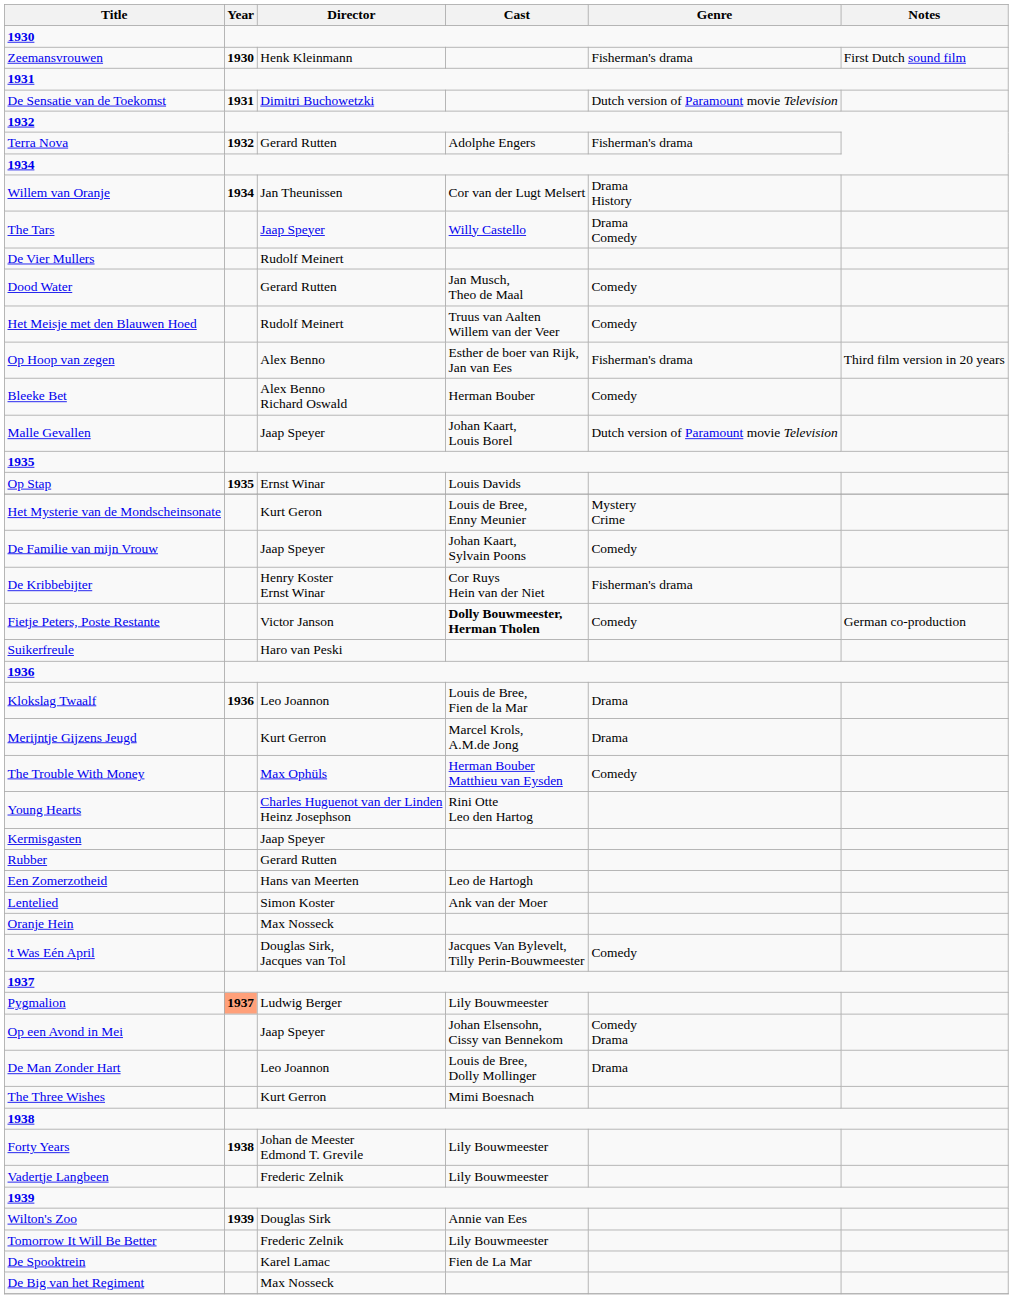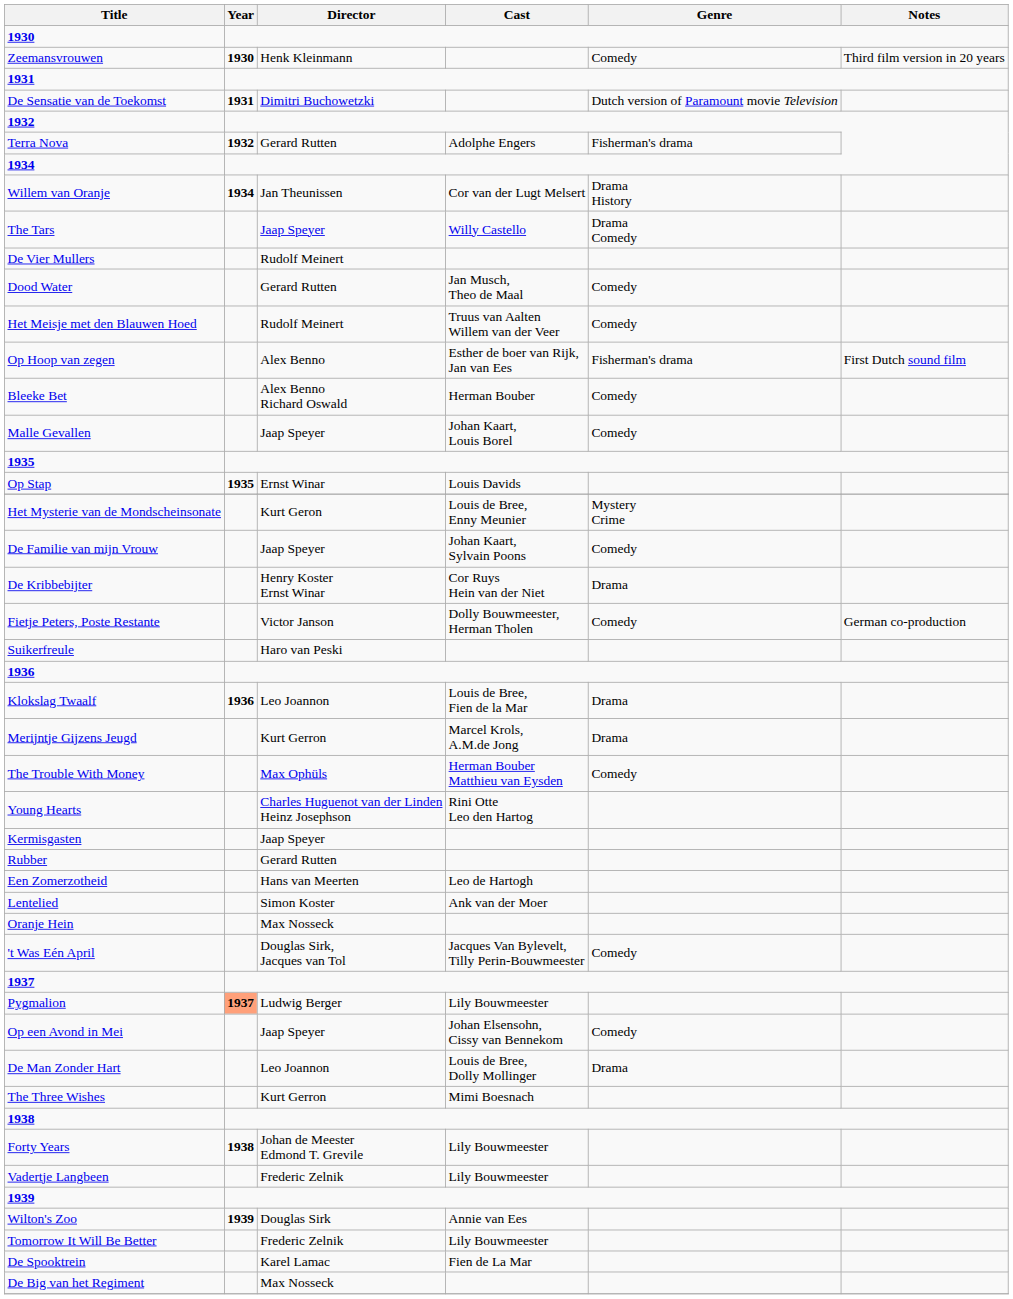(642, 57) Fisherman's drama -> (614, 57) Comedy
(905, 57) First Dutch sound film -> (924, 57) Third film version in 20 years
(924, 360) Third film version in 20 years -> (905, 360) First Dutch sound film
(715, 433) Dutch version of Paramount movie Television -> (614, 433) Comedy
(642, 585) Fisherman's drama -> (610, 585) Drama
(505, 621) bold -> (504, 621) normal
(614, 1031) Comedy Drama -> (614, 1031) Comedy
